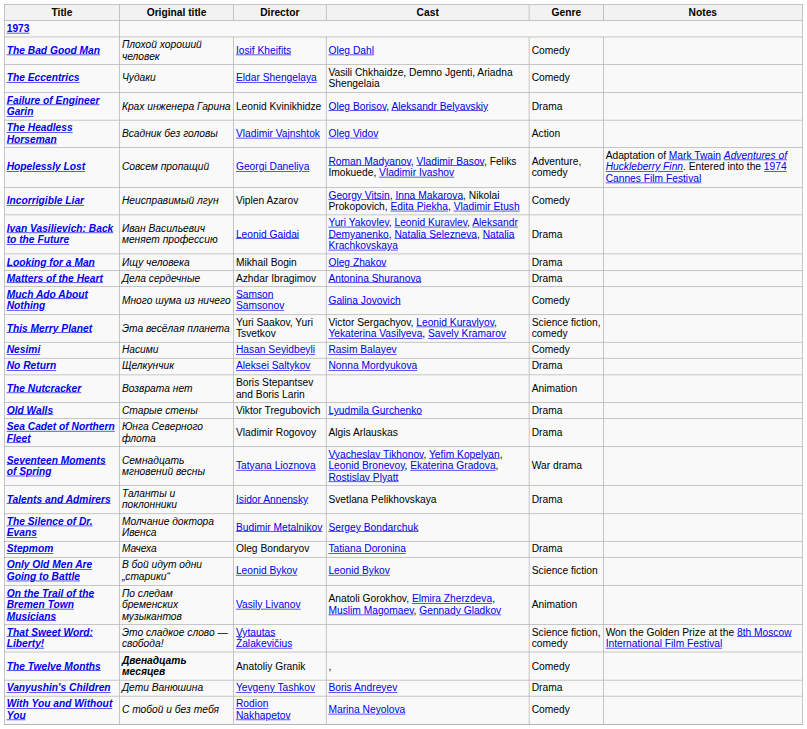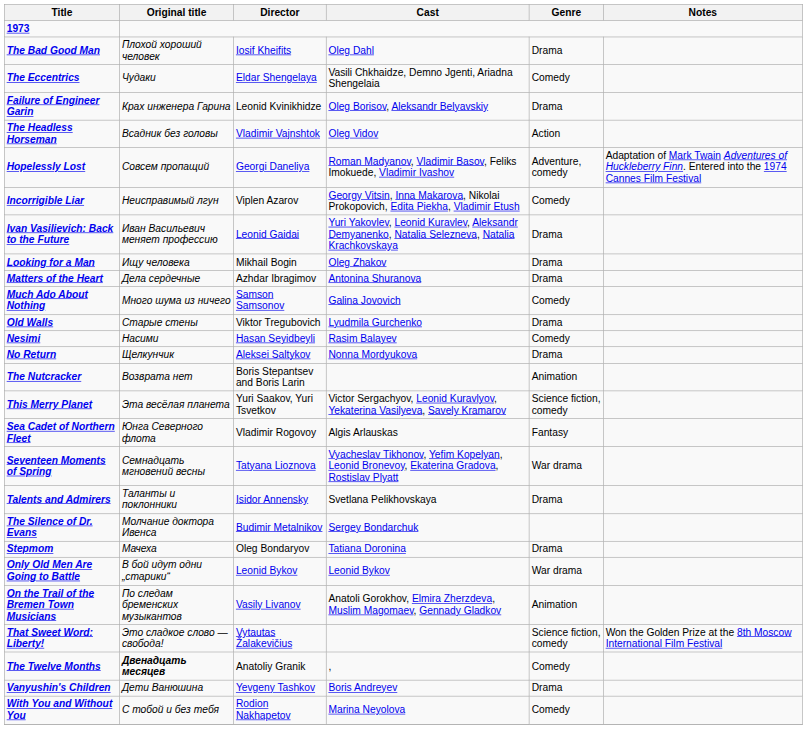(551, 50) Comedy -> (547, 50) Drama
rows swapped: (49, 328) <-> (30, 410)
(547, 432) Drama -> (550, 432) Fantasy
(565, 571) Science fiction -> (557, 571) War drama
